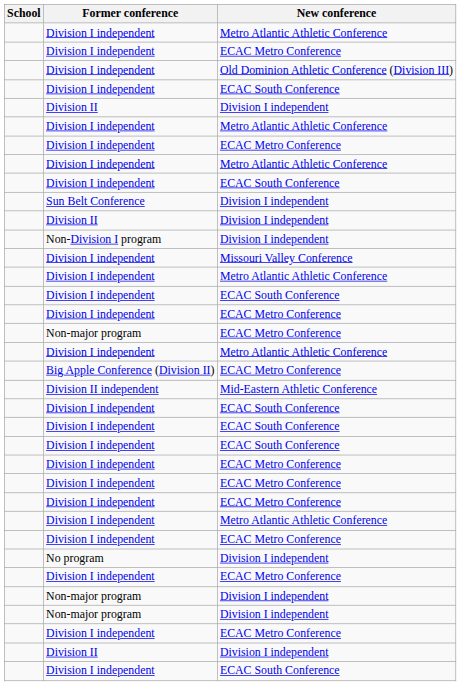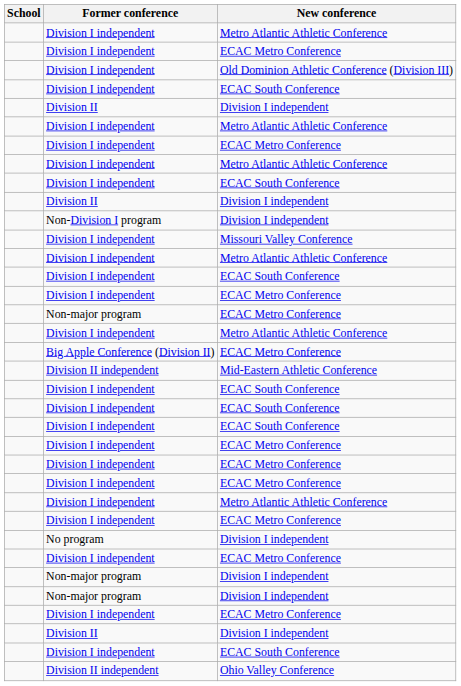- row: (95, 201)
+ row: (102, 671)
